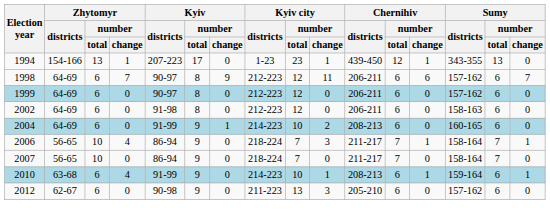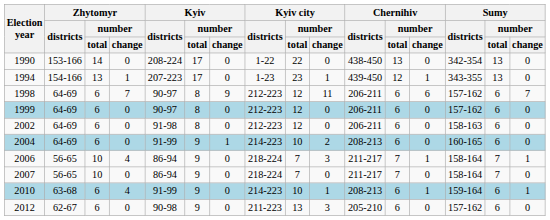+ row: (25, 61)
